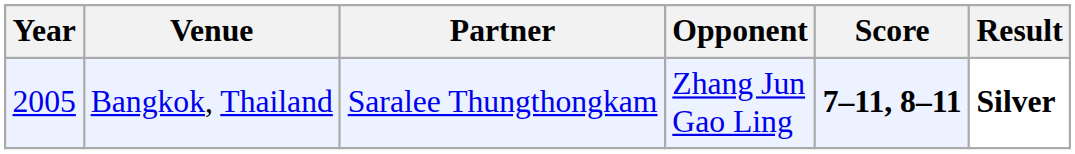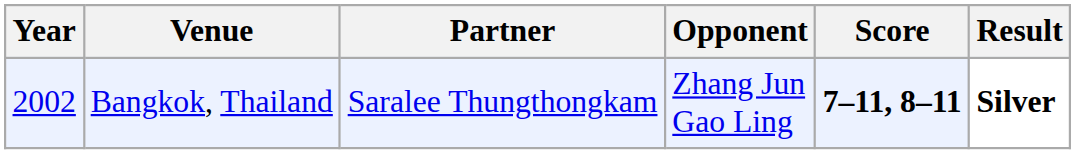(44, 101) 2005 -> (44, 101) 2002
